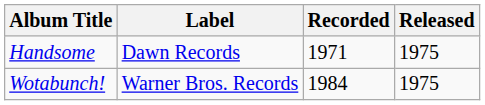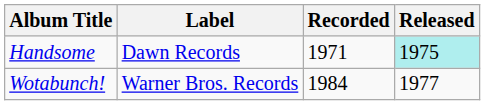(419, 52) no background -> (419, 52) paleturquoise background
(419, 83) 1975 -> (419, 83) 1977
